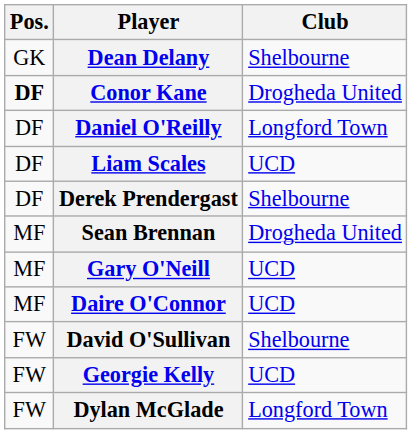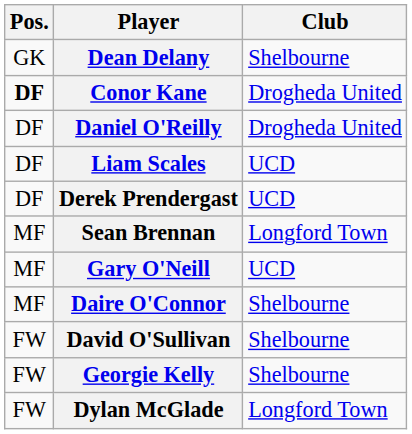(318, 127) Longford Town -> (325, 127) Drogheda United
(299, 198) Shelbourne -> (272, 198) UCD
(325, 233) Drogheda United -> (318, 233) Longford Town
(272, 304) UCD -> (299, 304) Shelbourne
(272, 374) UCD -> (299, 374) Shelbourne
